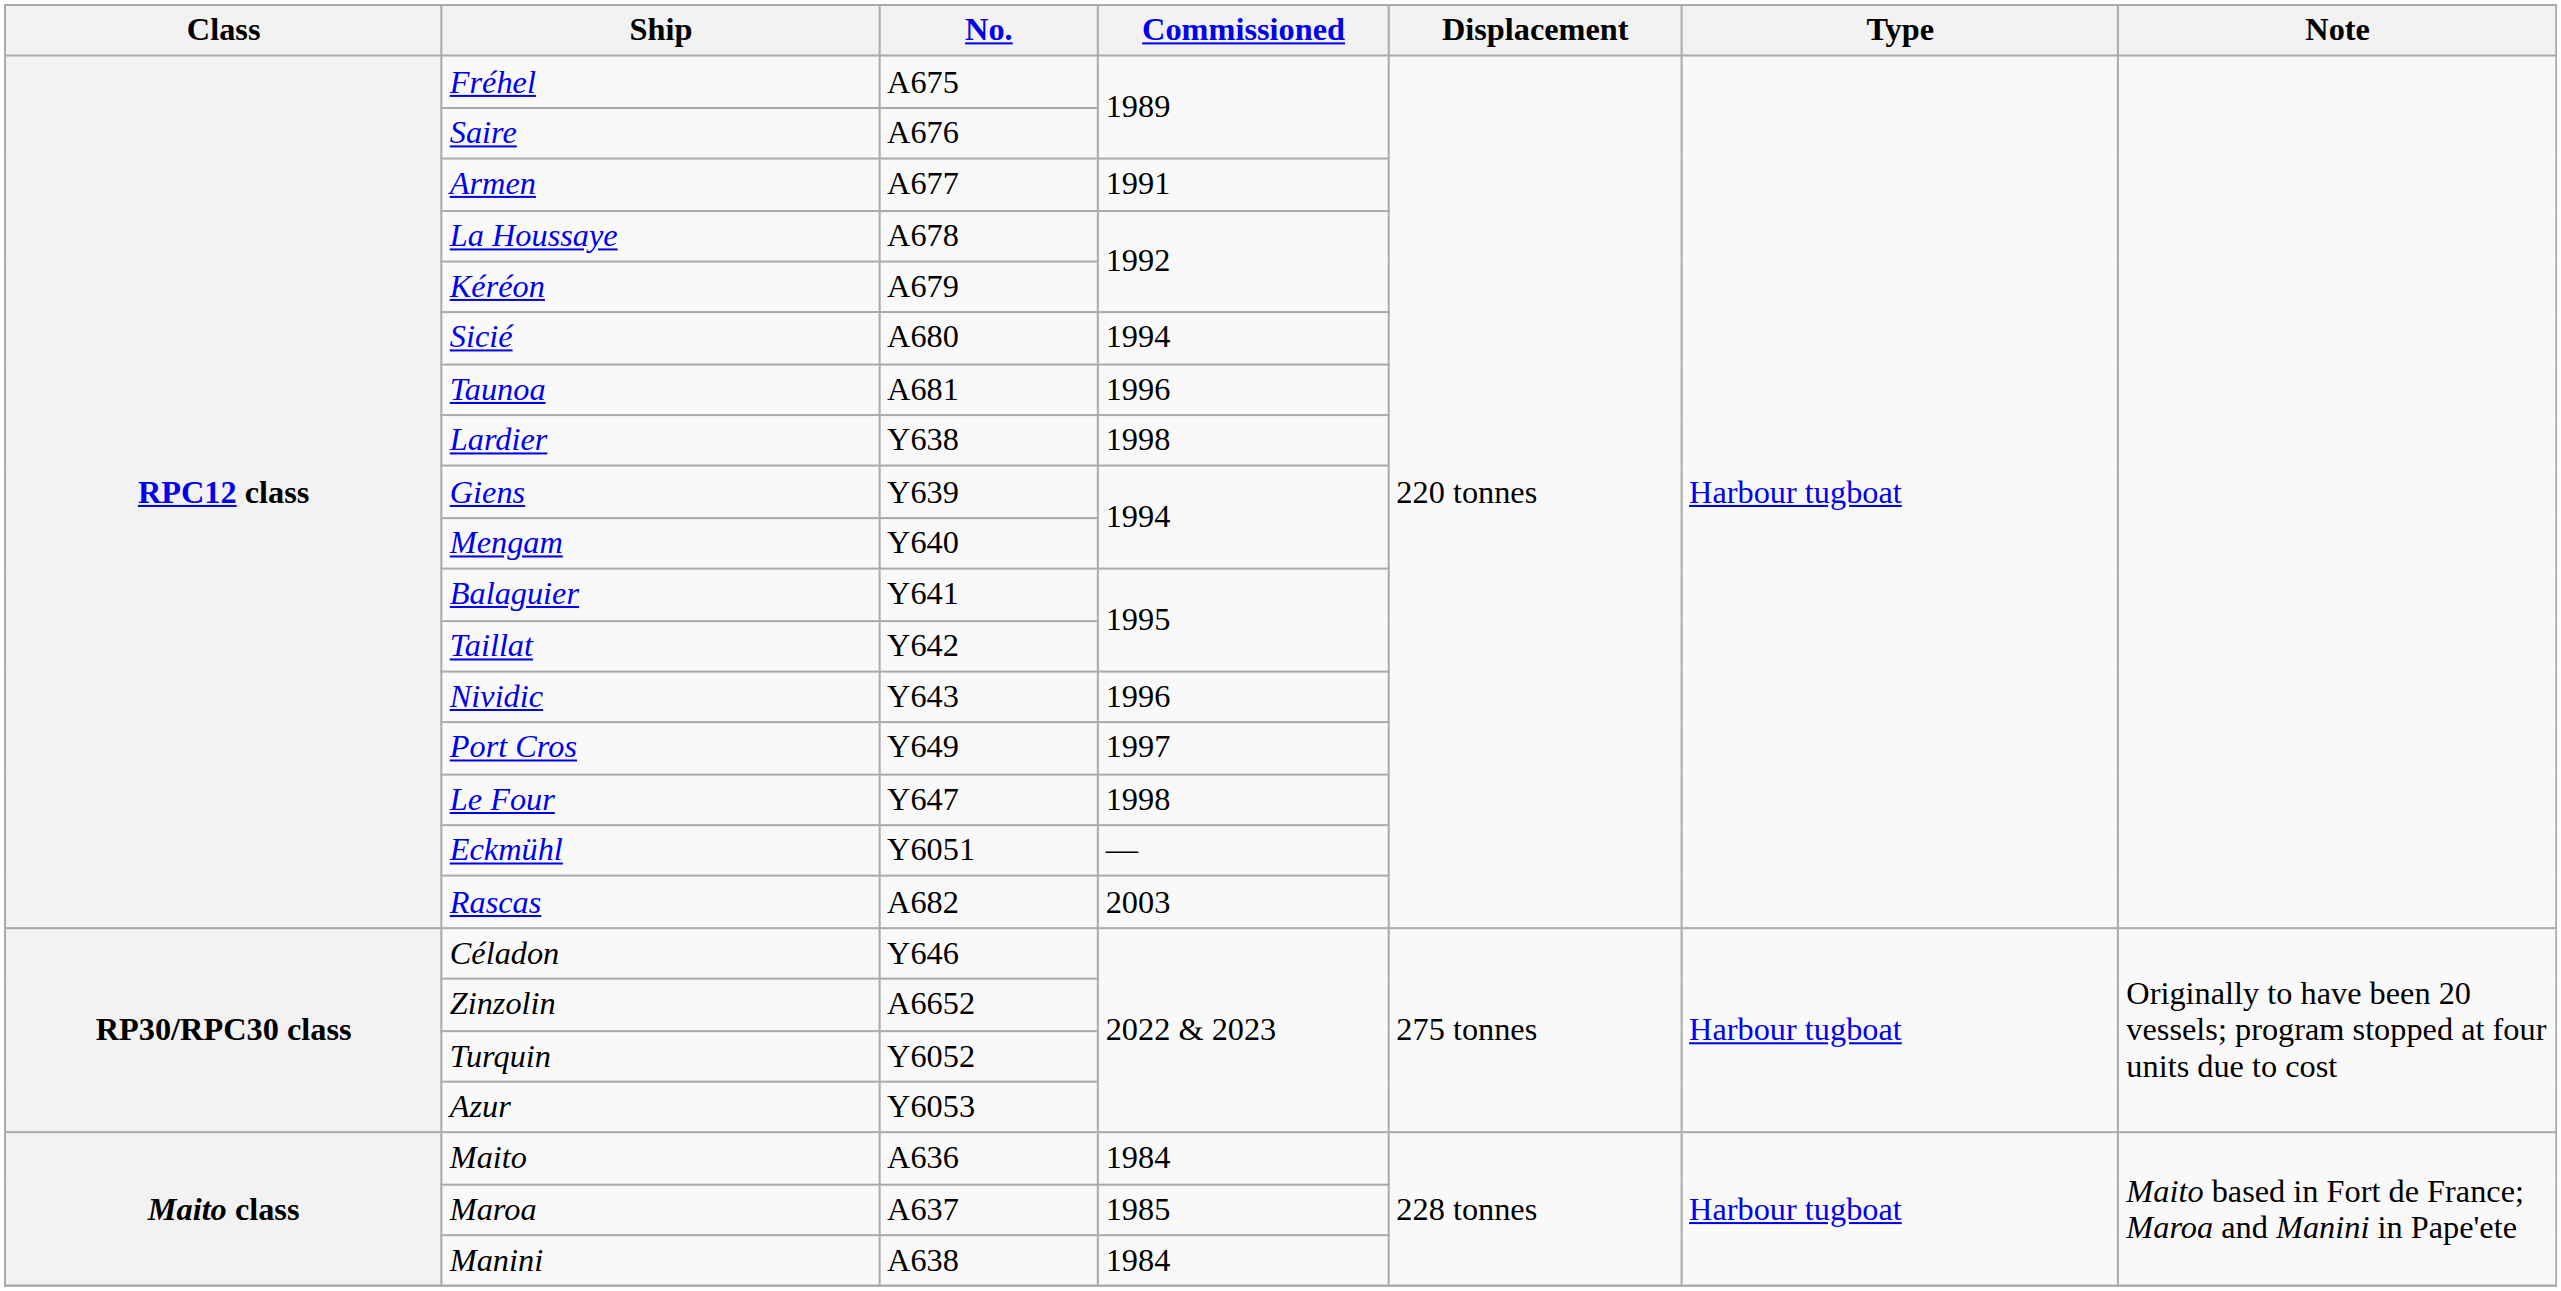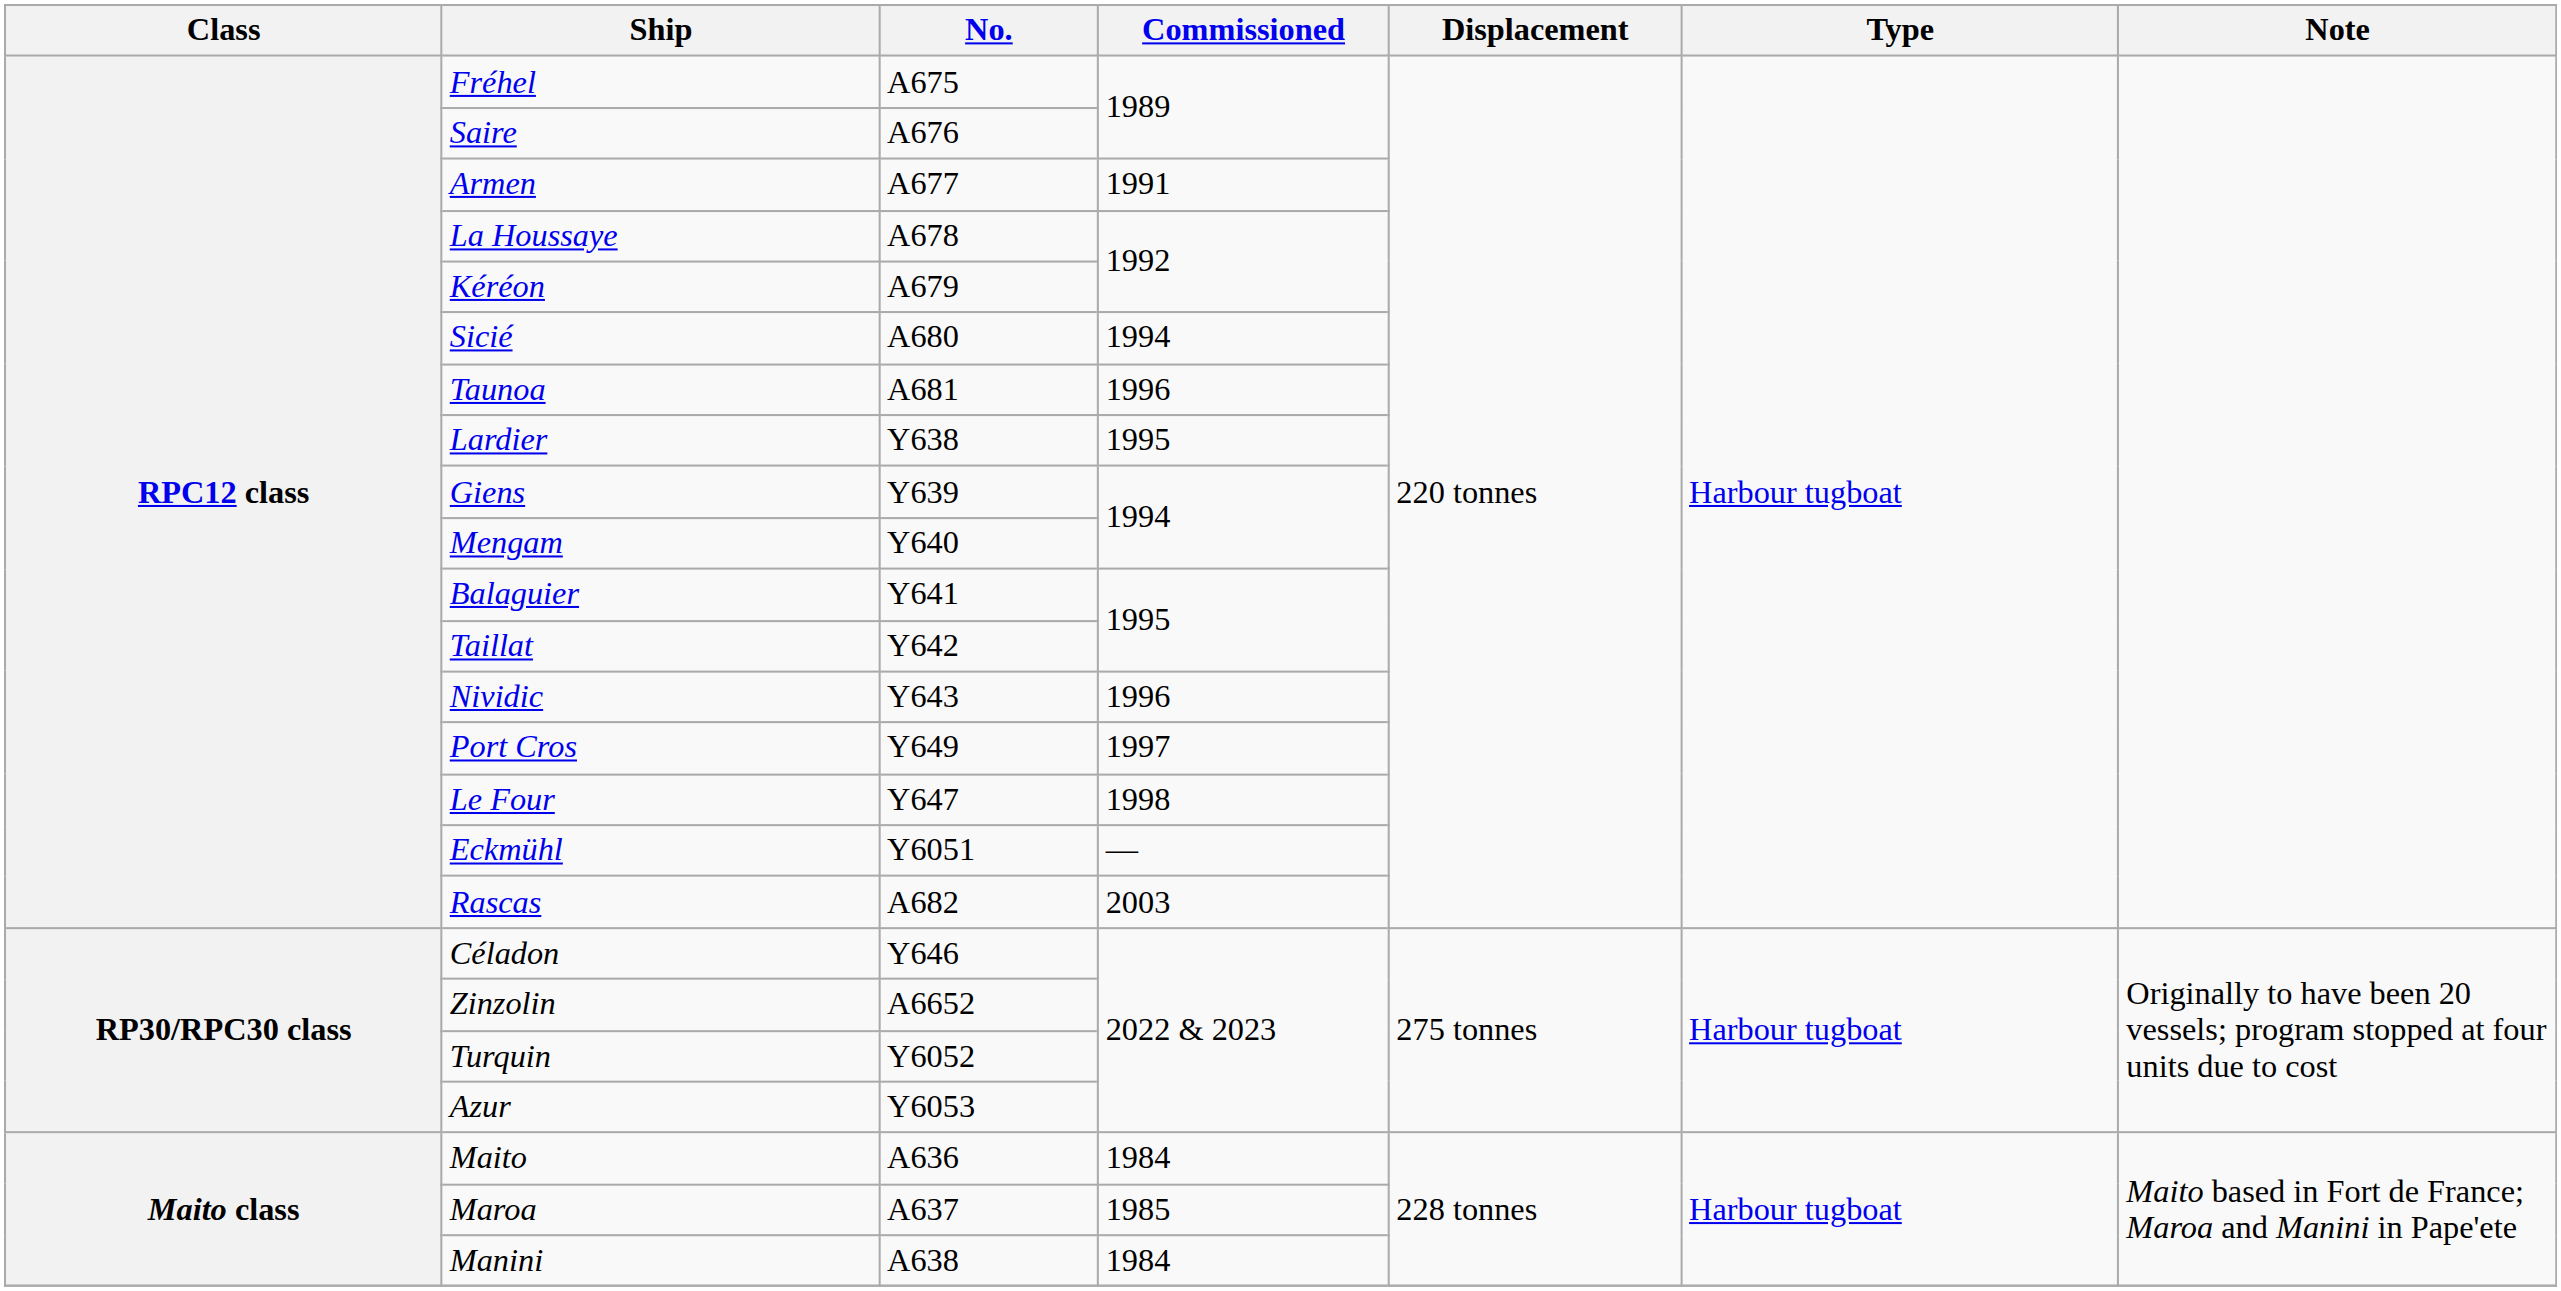(1138, 440) 1998 -> (1138, 440) 1995
